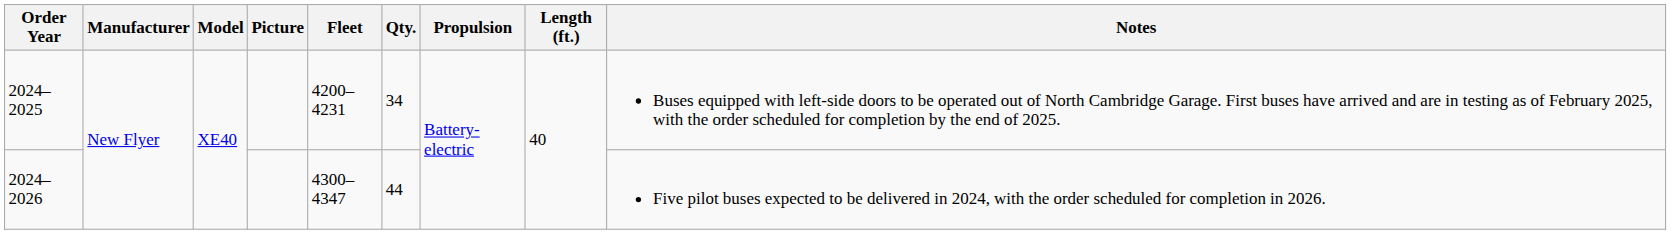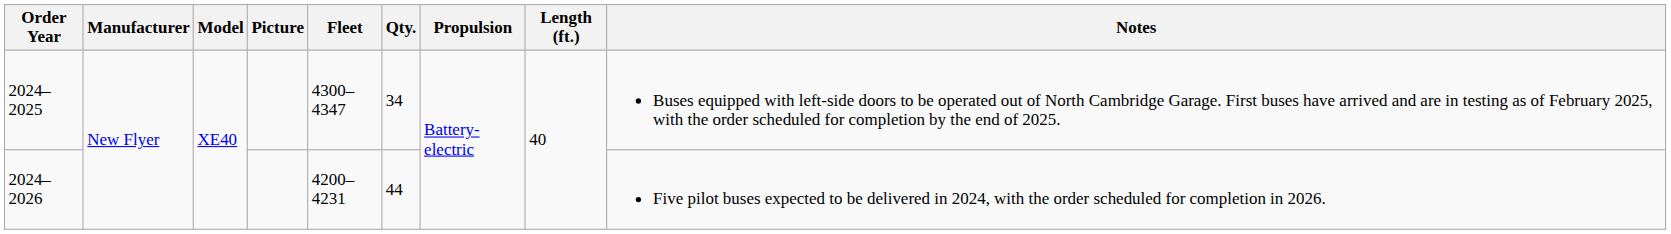(333, 99) 4200–4231 -> (333, 99) 4300–4347
(333, 189) 4300–4347 -> (333, 189) 4200–4231
